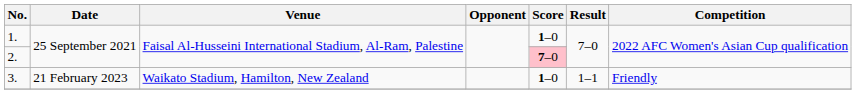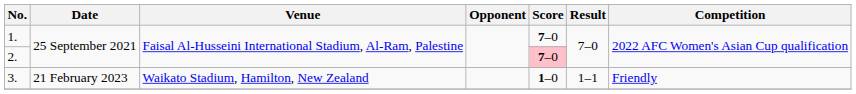(548, 36) 1–0 -> (548, 36) 7–0
